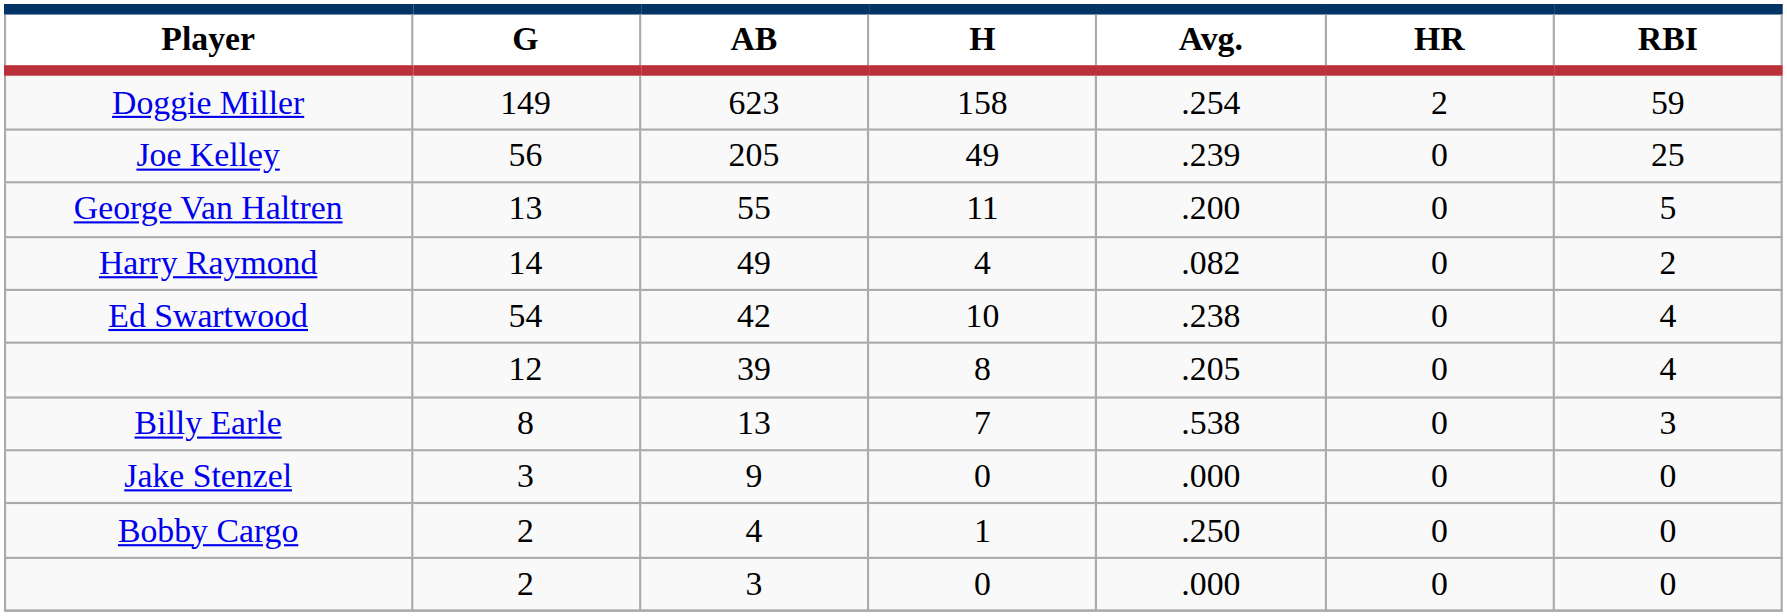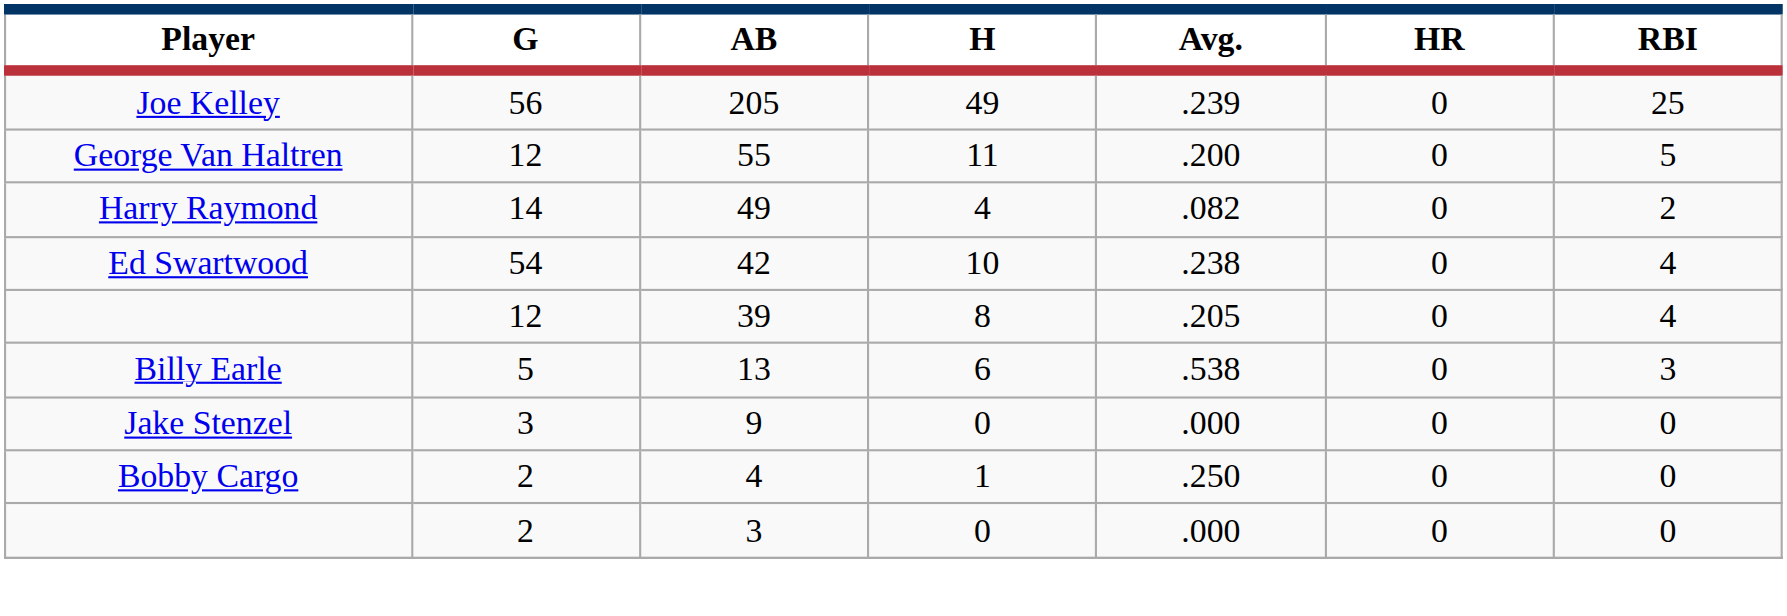- row: (208, 101)
(525, 208) 13 -> (525, 155) 12
(525, 422) 8 -> (525, 369) 5
(982, 422) 7 -> (982, 369) 6
